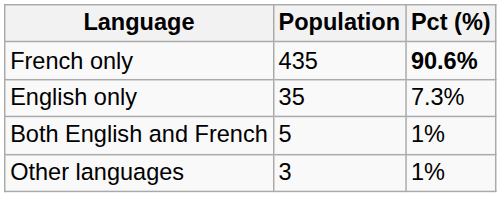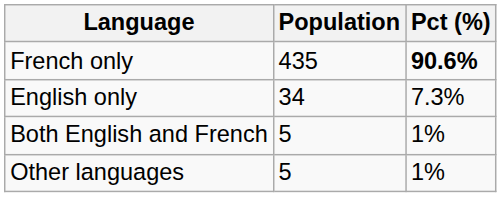(292, 97) 35 -> (292, 97) 34
(285, 172) 3 -> (285, 172) 5
